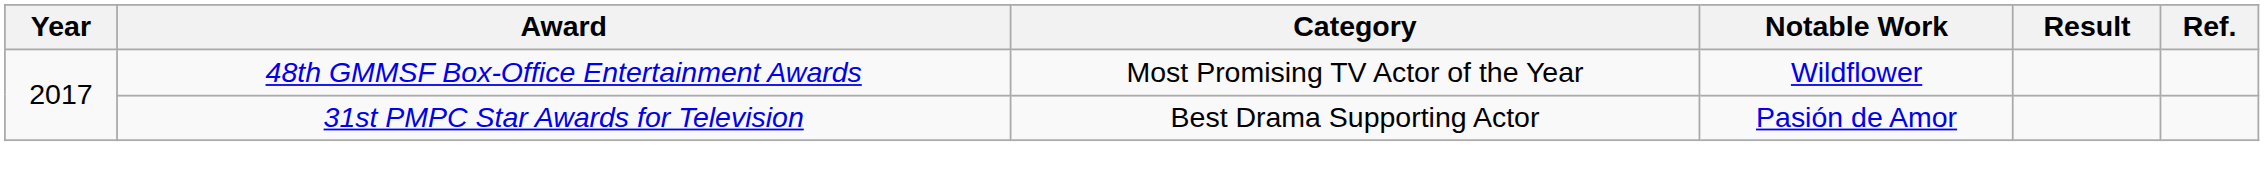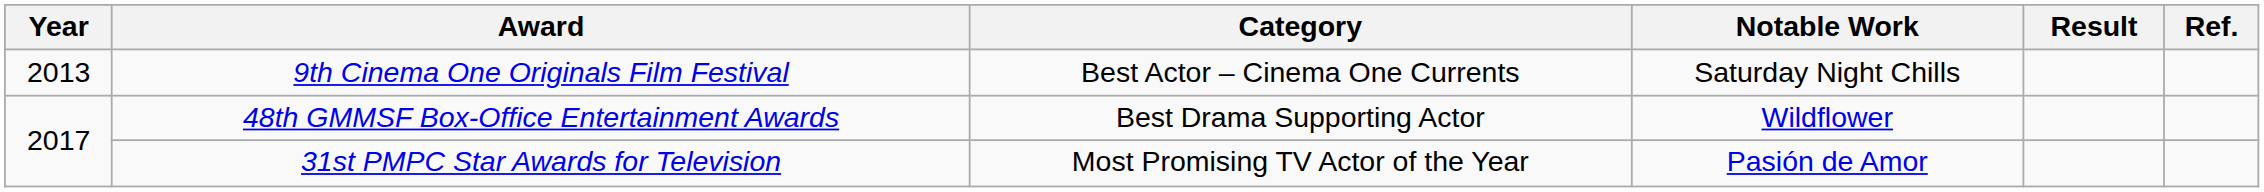+ row: (541, 72)
(1355, 72) Most Promising TV Actor of the Year -> (1300, 117) Best Drama Supporting Actor
(1355, 117) Best Drama Supporting Actor -> (1300, 162) Most Promising TV Actor of the Year
